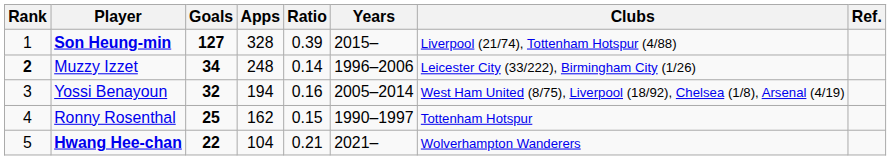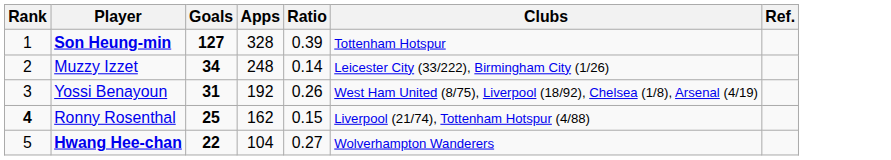- column: (374, 17)
(549, 43) Liverpool (21/74), Tottenham Hotspur (4/88) -> (390, 43) Tottenham Hotspur
(28, 67) bold -> (28, 67) normal
(211, 92) 32 -> (211, 92) 31
(260, 92) 194 -> (260, 92) 192
(307, 92) 0.16 -> (307, 92) 0.26
(28, 117) normal -> (28, 117) bold
(477, 118) Tottenham Hotspur -> (462, 118) Liverpool (21/74), Tottenham Hotspur (4/88)
(307, 142) 0.21 -> (307, 142) 0.27
